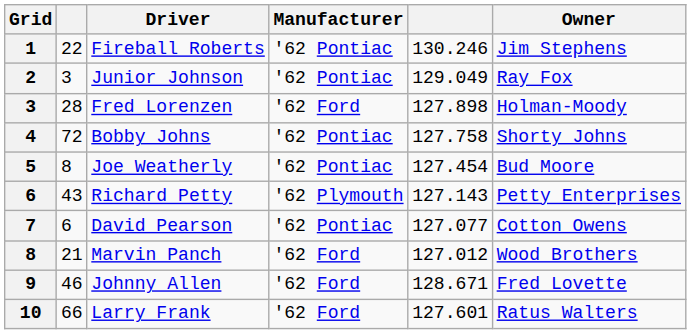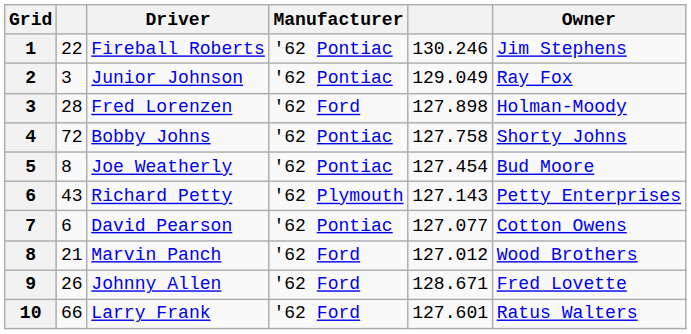(72, 284) 46 -> (72, 284) 26
